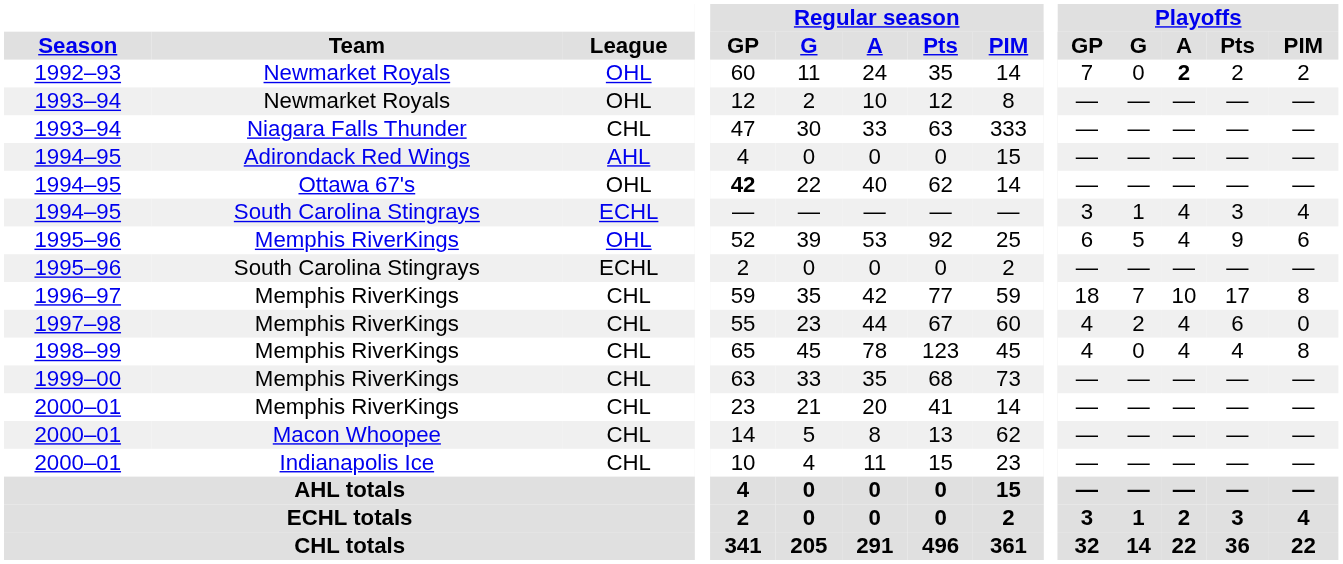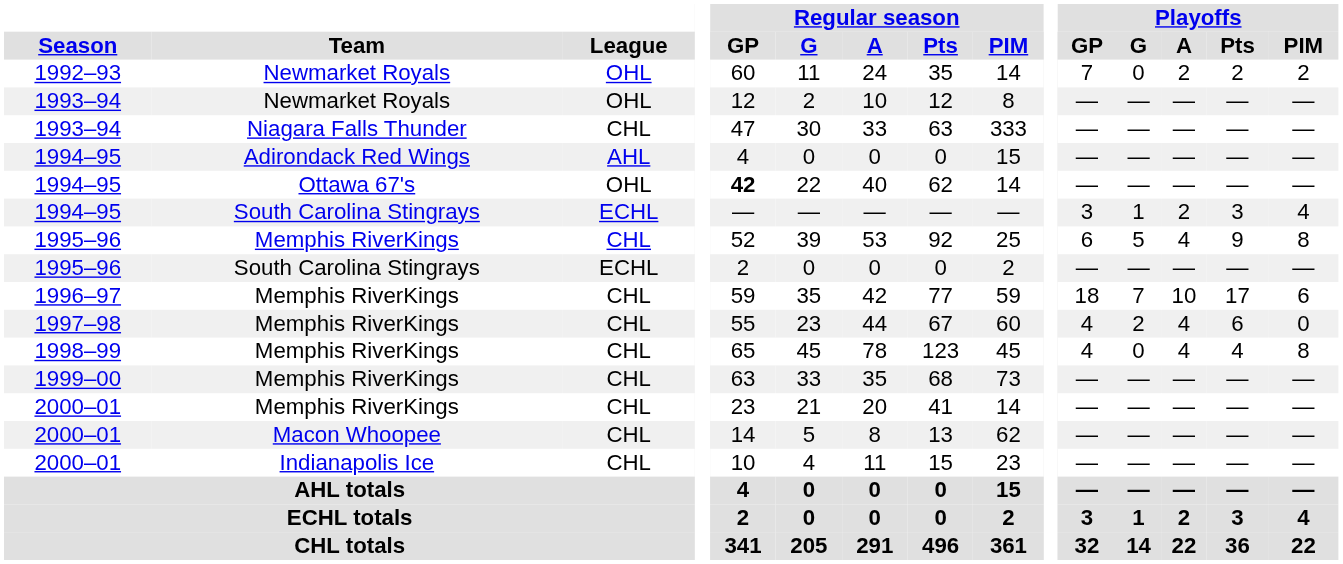(1184, 73) bold -> (1184, 73) normal
(1184, 212) 4 -> (1184, 212) 2
(629, 240) OHL -> (629, 240) CHL
(1303, 240) 6 -> (1303, 240) 8
(1303, 295) 8 -> (1303, 295) 6
